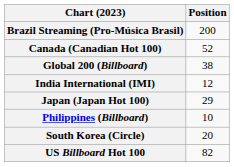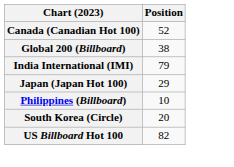- row: (95, 30)
(208, 83) 12 -> (164, 65) 79
